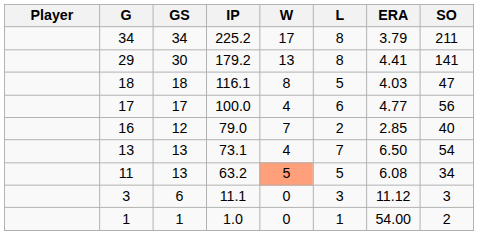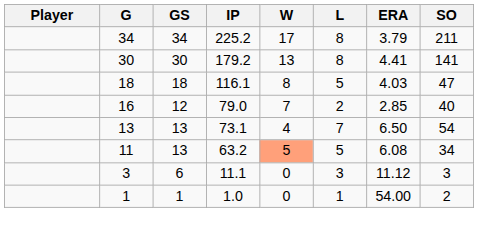(126, 60) 29 -> (126, 60) 30
- row: (233, 106)
